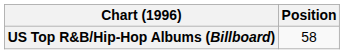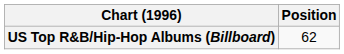(309, 37) 58 -> (309, 37) 62
